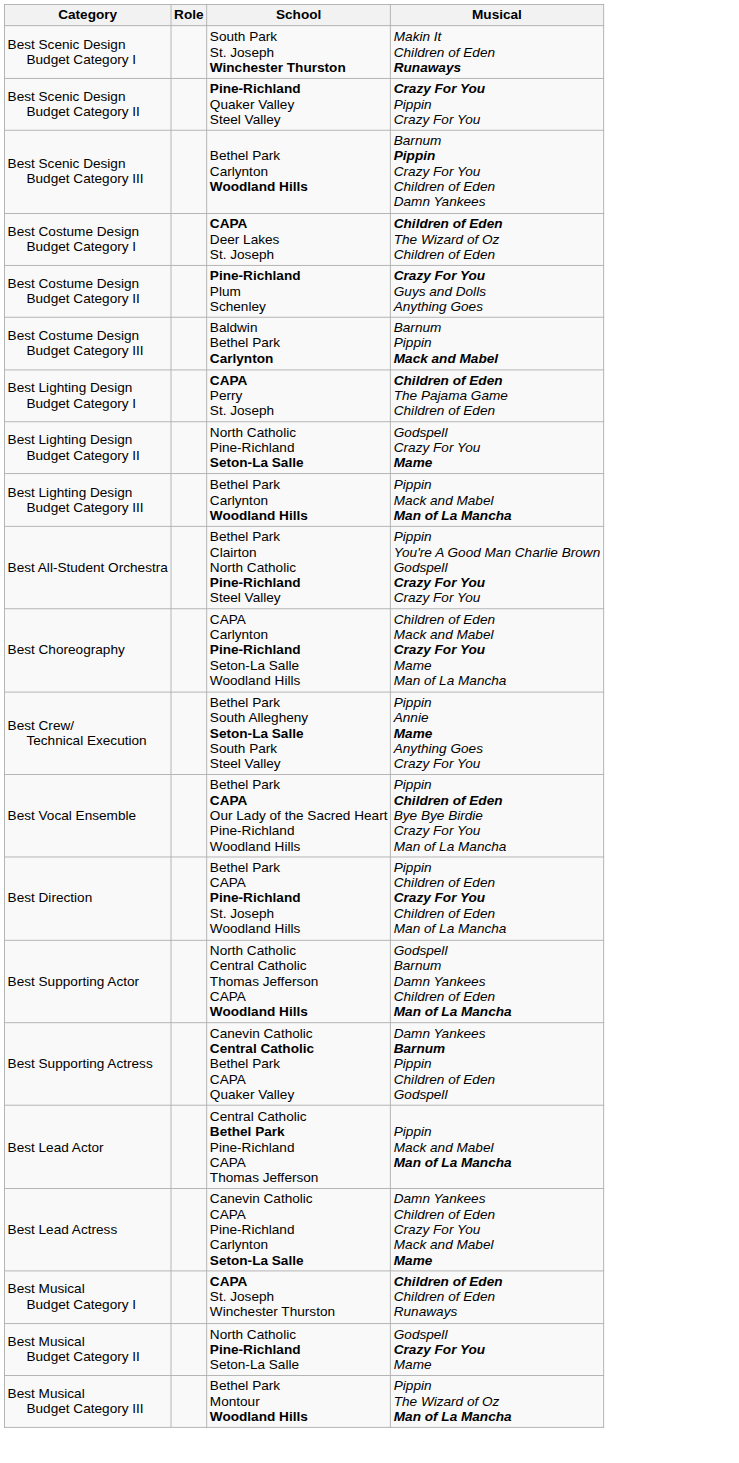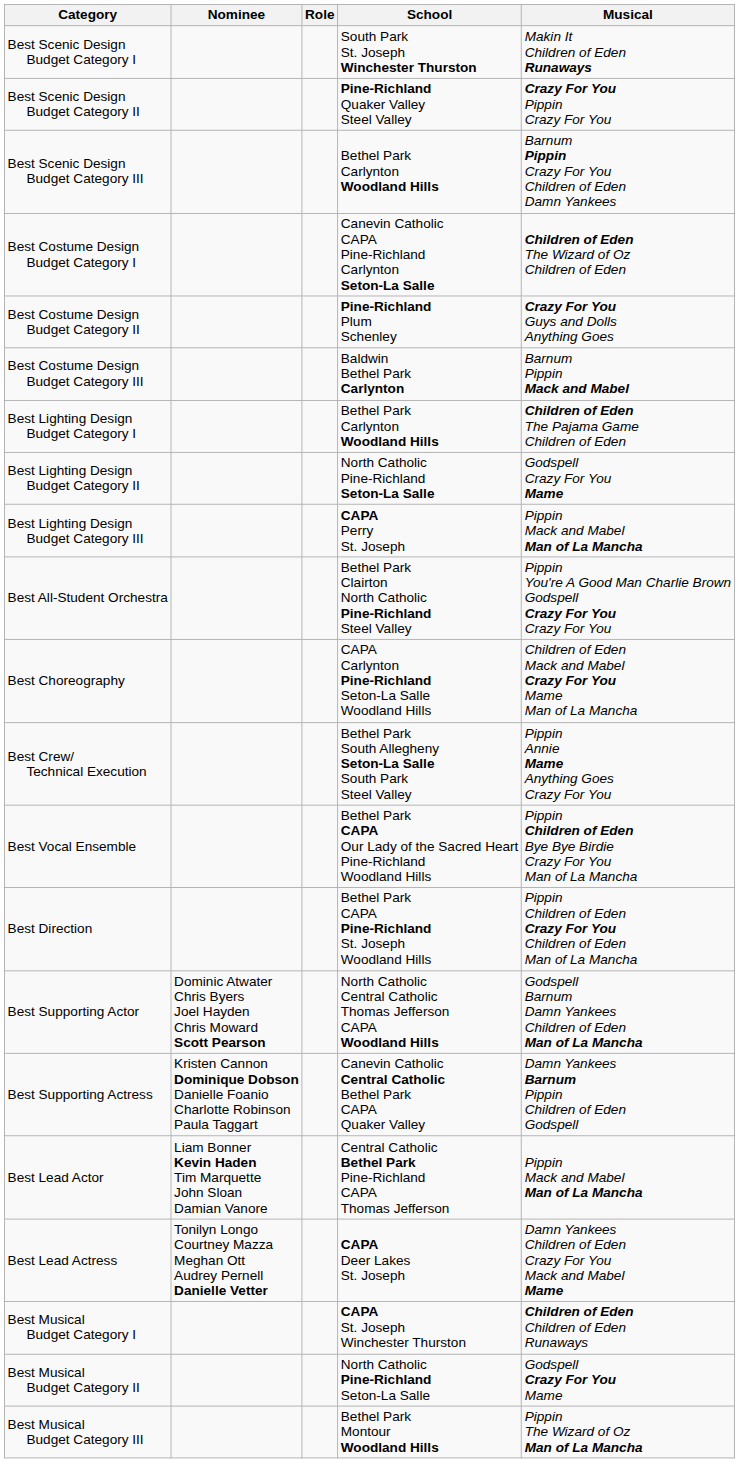+ column: (236, 15)
(245, 239) CAPA Deer Lakes St. Joseph -> (392, 254) Canevin Catholic CAPA Pine-Richland Carlynton Seton-La Salle
(242, 395) CAPA Perry St. Joseph -> (390, 426) Bethel Park Carlynton Woodland Hills
(259, 500) Bethel Park Carlynton Woodland Hills -> (373, 530) CAPA Perry St. Joseph
(261, 1229) Canevin Catholic CAPA Pine-Richland Carlynton Seton-La Salle -> (376, 1260) CAPA Deer Lakes St. Joseph
